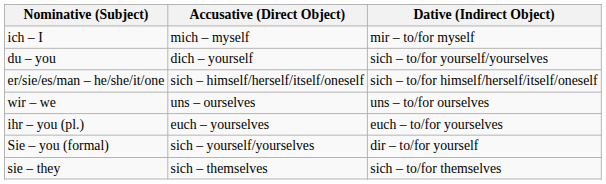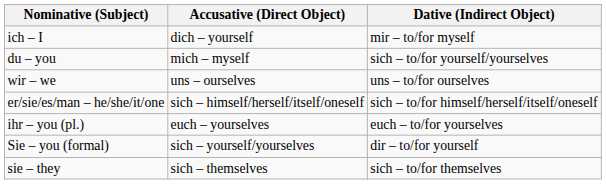(210, 37) mich – myself -> (212, 37) dich – yourself
(212, 59) dich – yourself -> (210, 59) mich – myself
rows swapped: (86, 80) <-> (32, 102)
